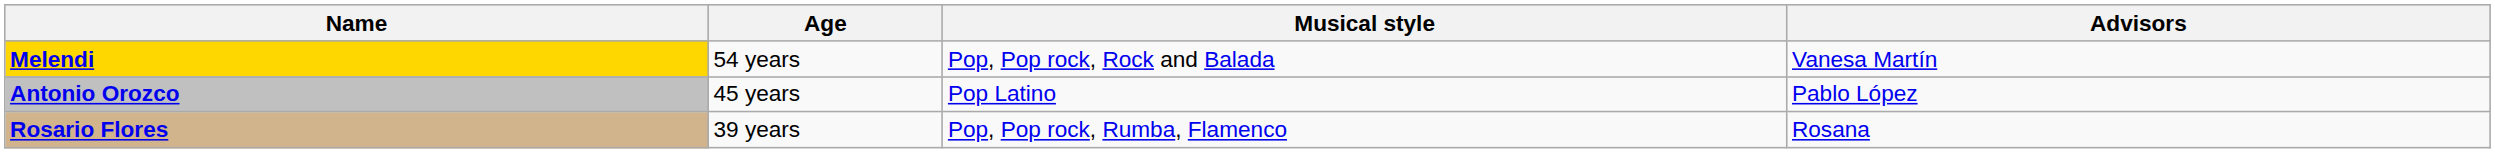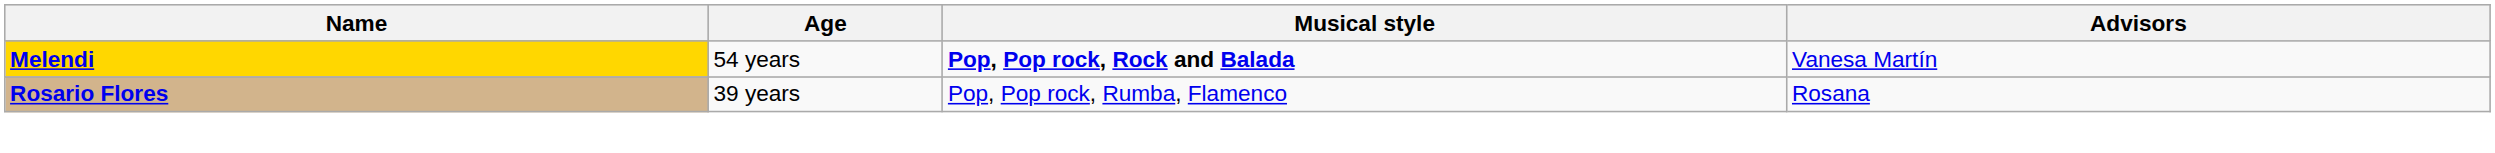(1111, 59) normal -> (1121, 59) bold
- row: (95, 94)
